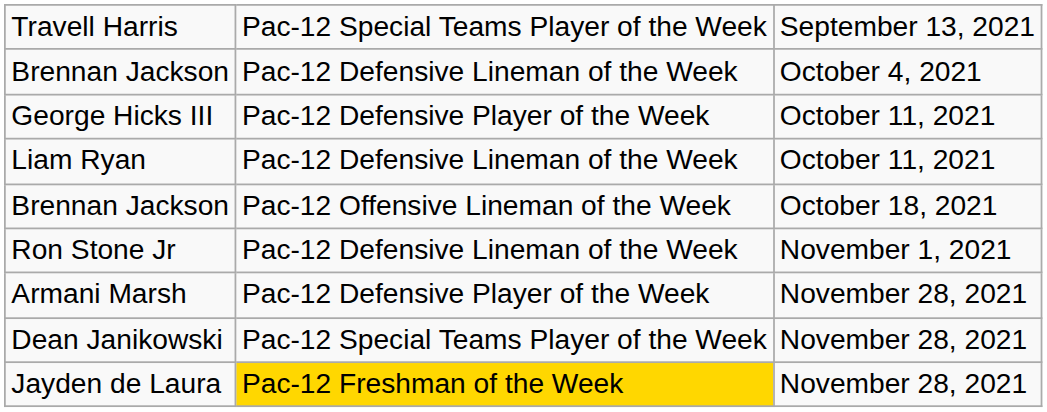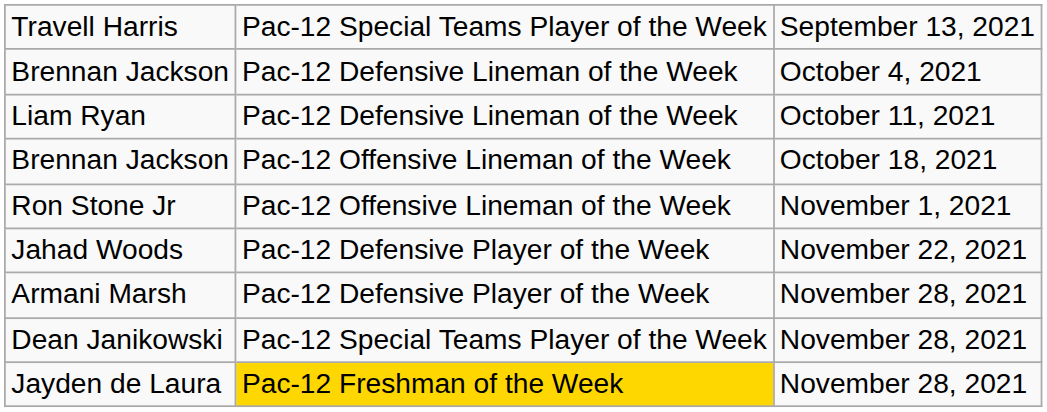- row: (112, 116)
(490, 250) Pac-12 Defensive Lineman of the Week -> (486, 205) Pac-12 Offensive Lineman of the Week
+ row: (97, 250)
